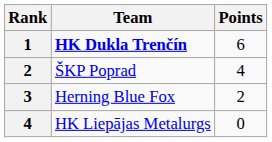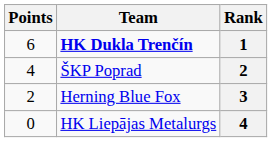columns swapped: (28, 17) <-> (241, 17)
